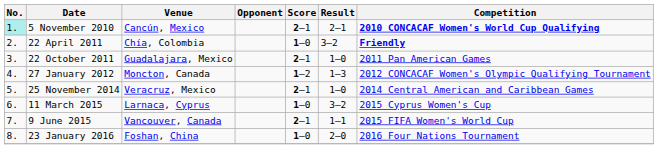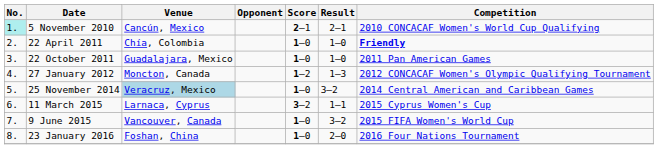(479, 28) bold -> (479, 28) normal
(329, 43) 3–2 -> (338, 43) 1–0
(302, 58) 2–1 -> (302, 58) 1–0
(170, 89) no background -> (170, 89) lightblue background
(302, 89) 2–1 -> (302, 89) 1–0
(338, 89) 1–0 -> (329, 89) 3–2
(302, 105) 1–0 -> (302, 105) 3–2
(338, 105) 3–2 -> (338, 105) 1–1
(302, 120) 2–1 -> (302, 120) 1–0
(338, 120) 1–1 -> (338, 120) 3–2
